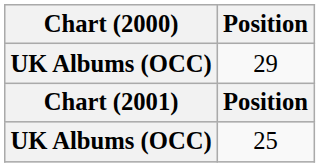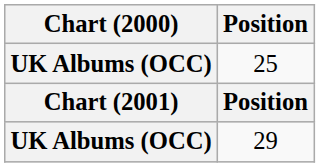rows swapped: (266, 141) <-> (266, 63)
